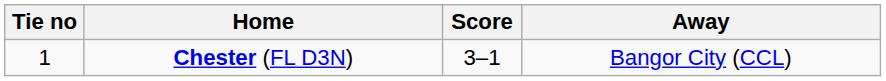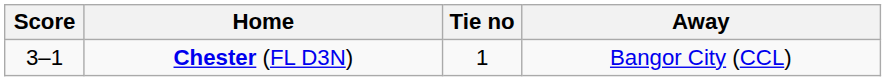columns swapped: (45, 22) <-> (482, 22)
